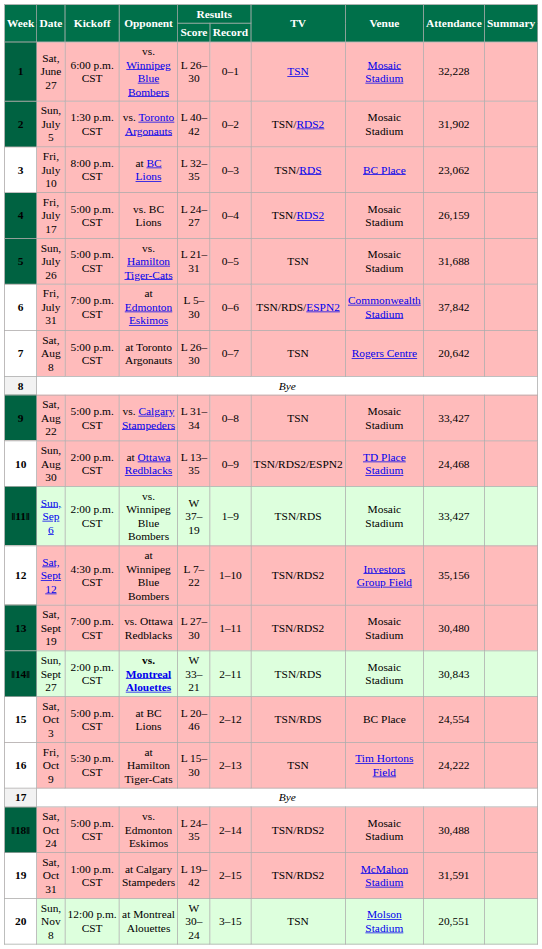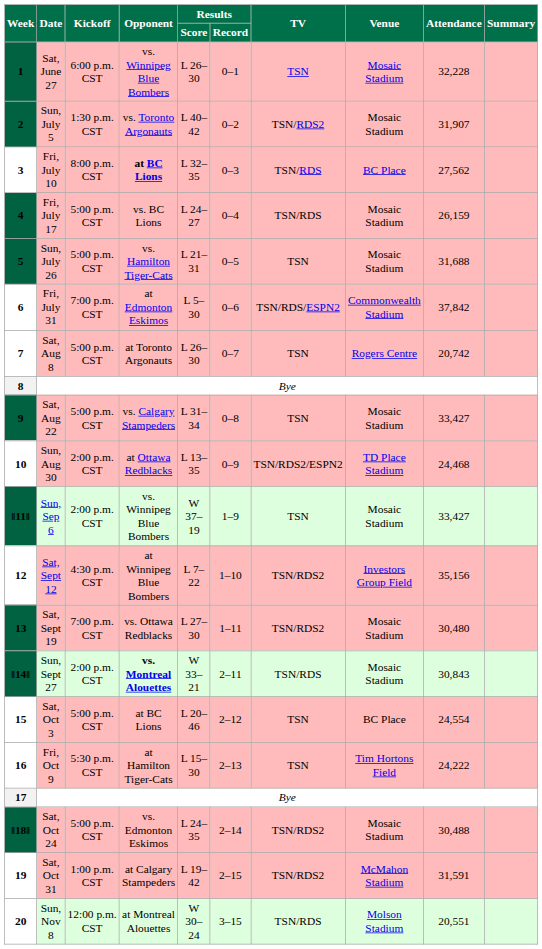(454, 124) 31,902 -> (454, 124) 31,907
(149, 170) normal -> (149, 170) bold
(454, 170) 23,062 -> (454, 170) 27,562
(298, 216) TSN/RDS2 -> (298, 216) TSN/RDS
(454, 353) 20,642 -> (454, 353) 20,742
(298, 516) TSN/RDS -> (298, 516) TSN
(298, 719) TSN/RDS -> (298, 719) TSN
(298, 921) TSN -> (298, 921) TSN/RDS
